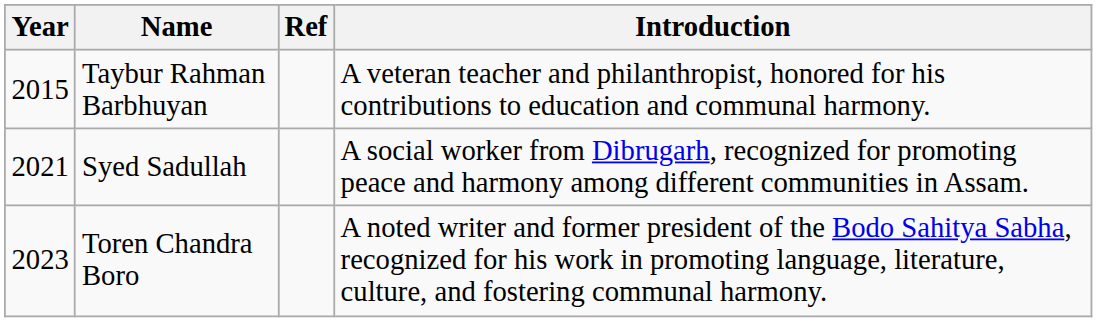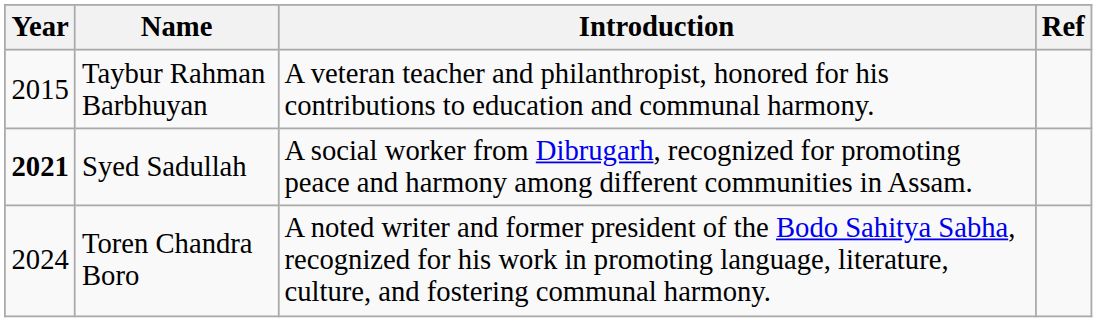columns swapped: (713, 27) <-> (306, 27)
(40, 166) normal -> (40, 166) bold
(40, 260) 2023 -> (40, 260) 2024
